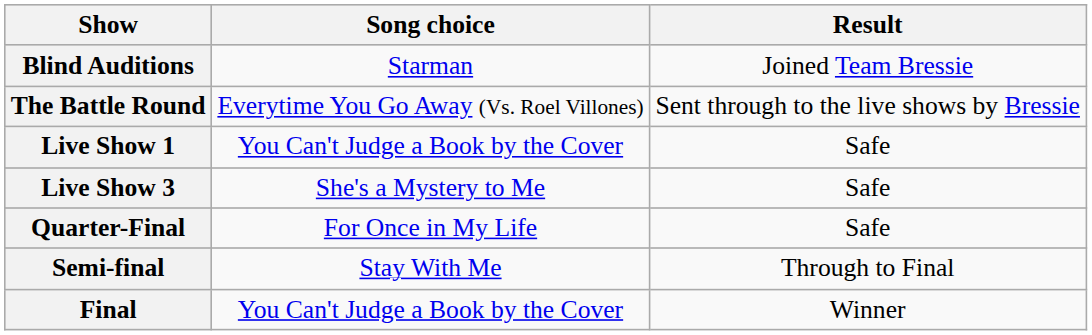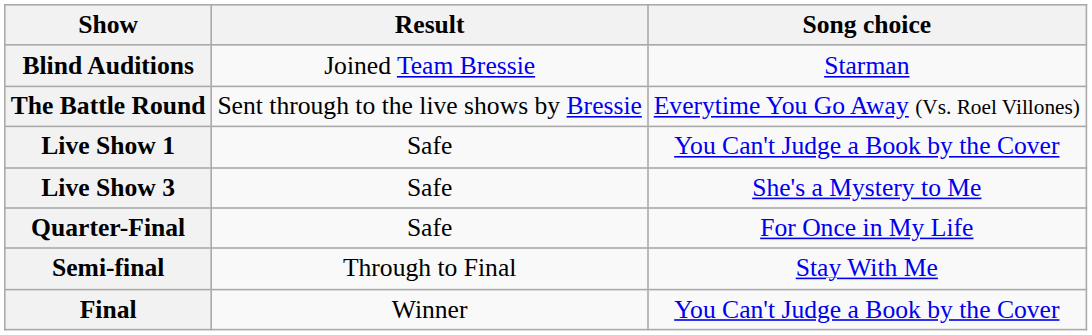columns swapped: (430, 24) <-> (868, 24)
